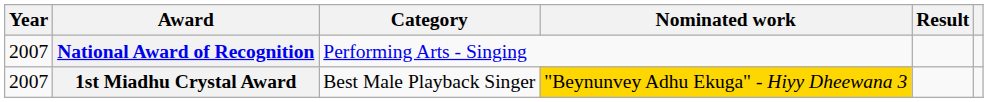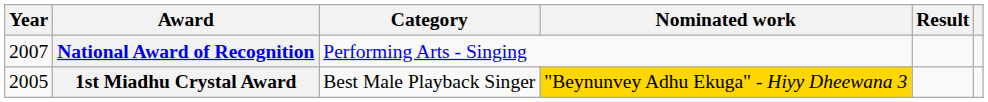(29, 81) 2007 -> (29, 81) 2005
